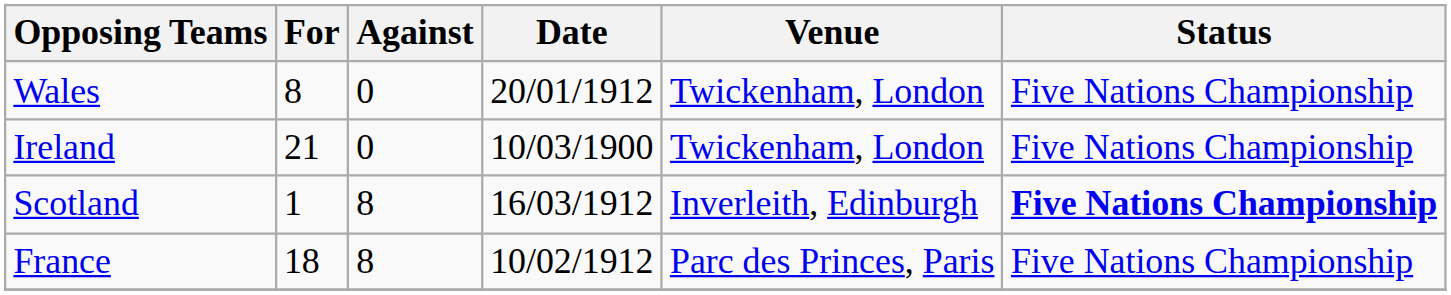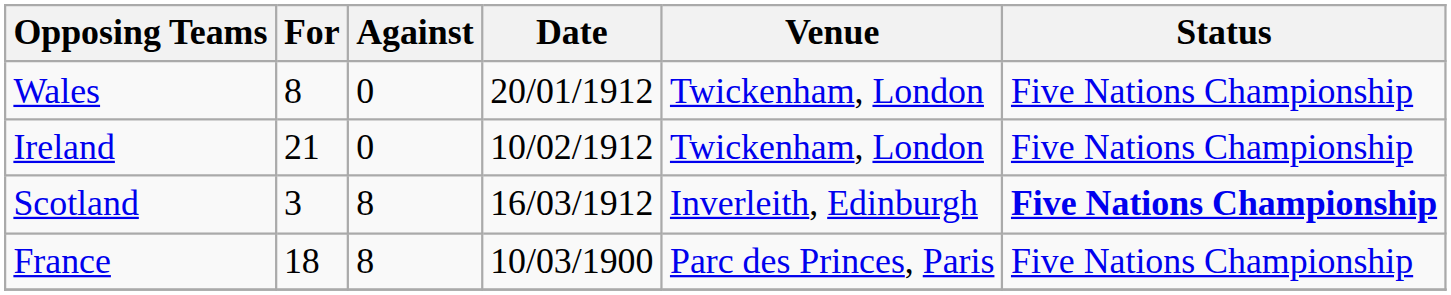(572, 146) 10/03/1900 -> (572, 146) 10/02/1912
(293, 203) 1 -> (293, 203) 3
(572, 260) 10/02/1912 -> (572, 260) 10/03/1900
